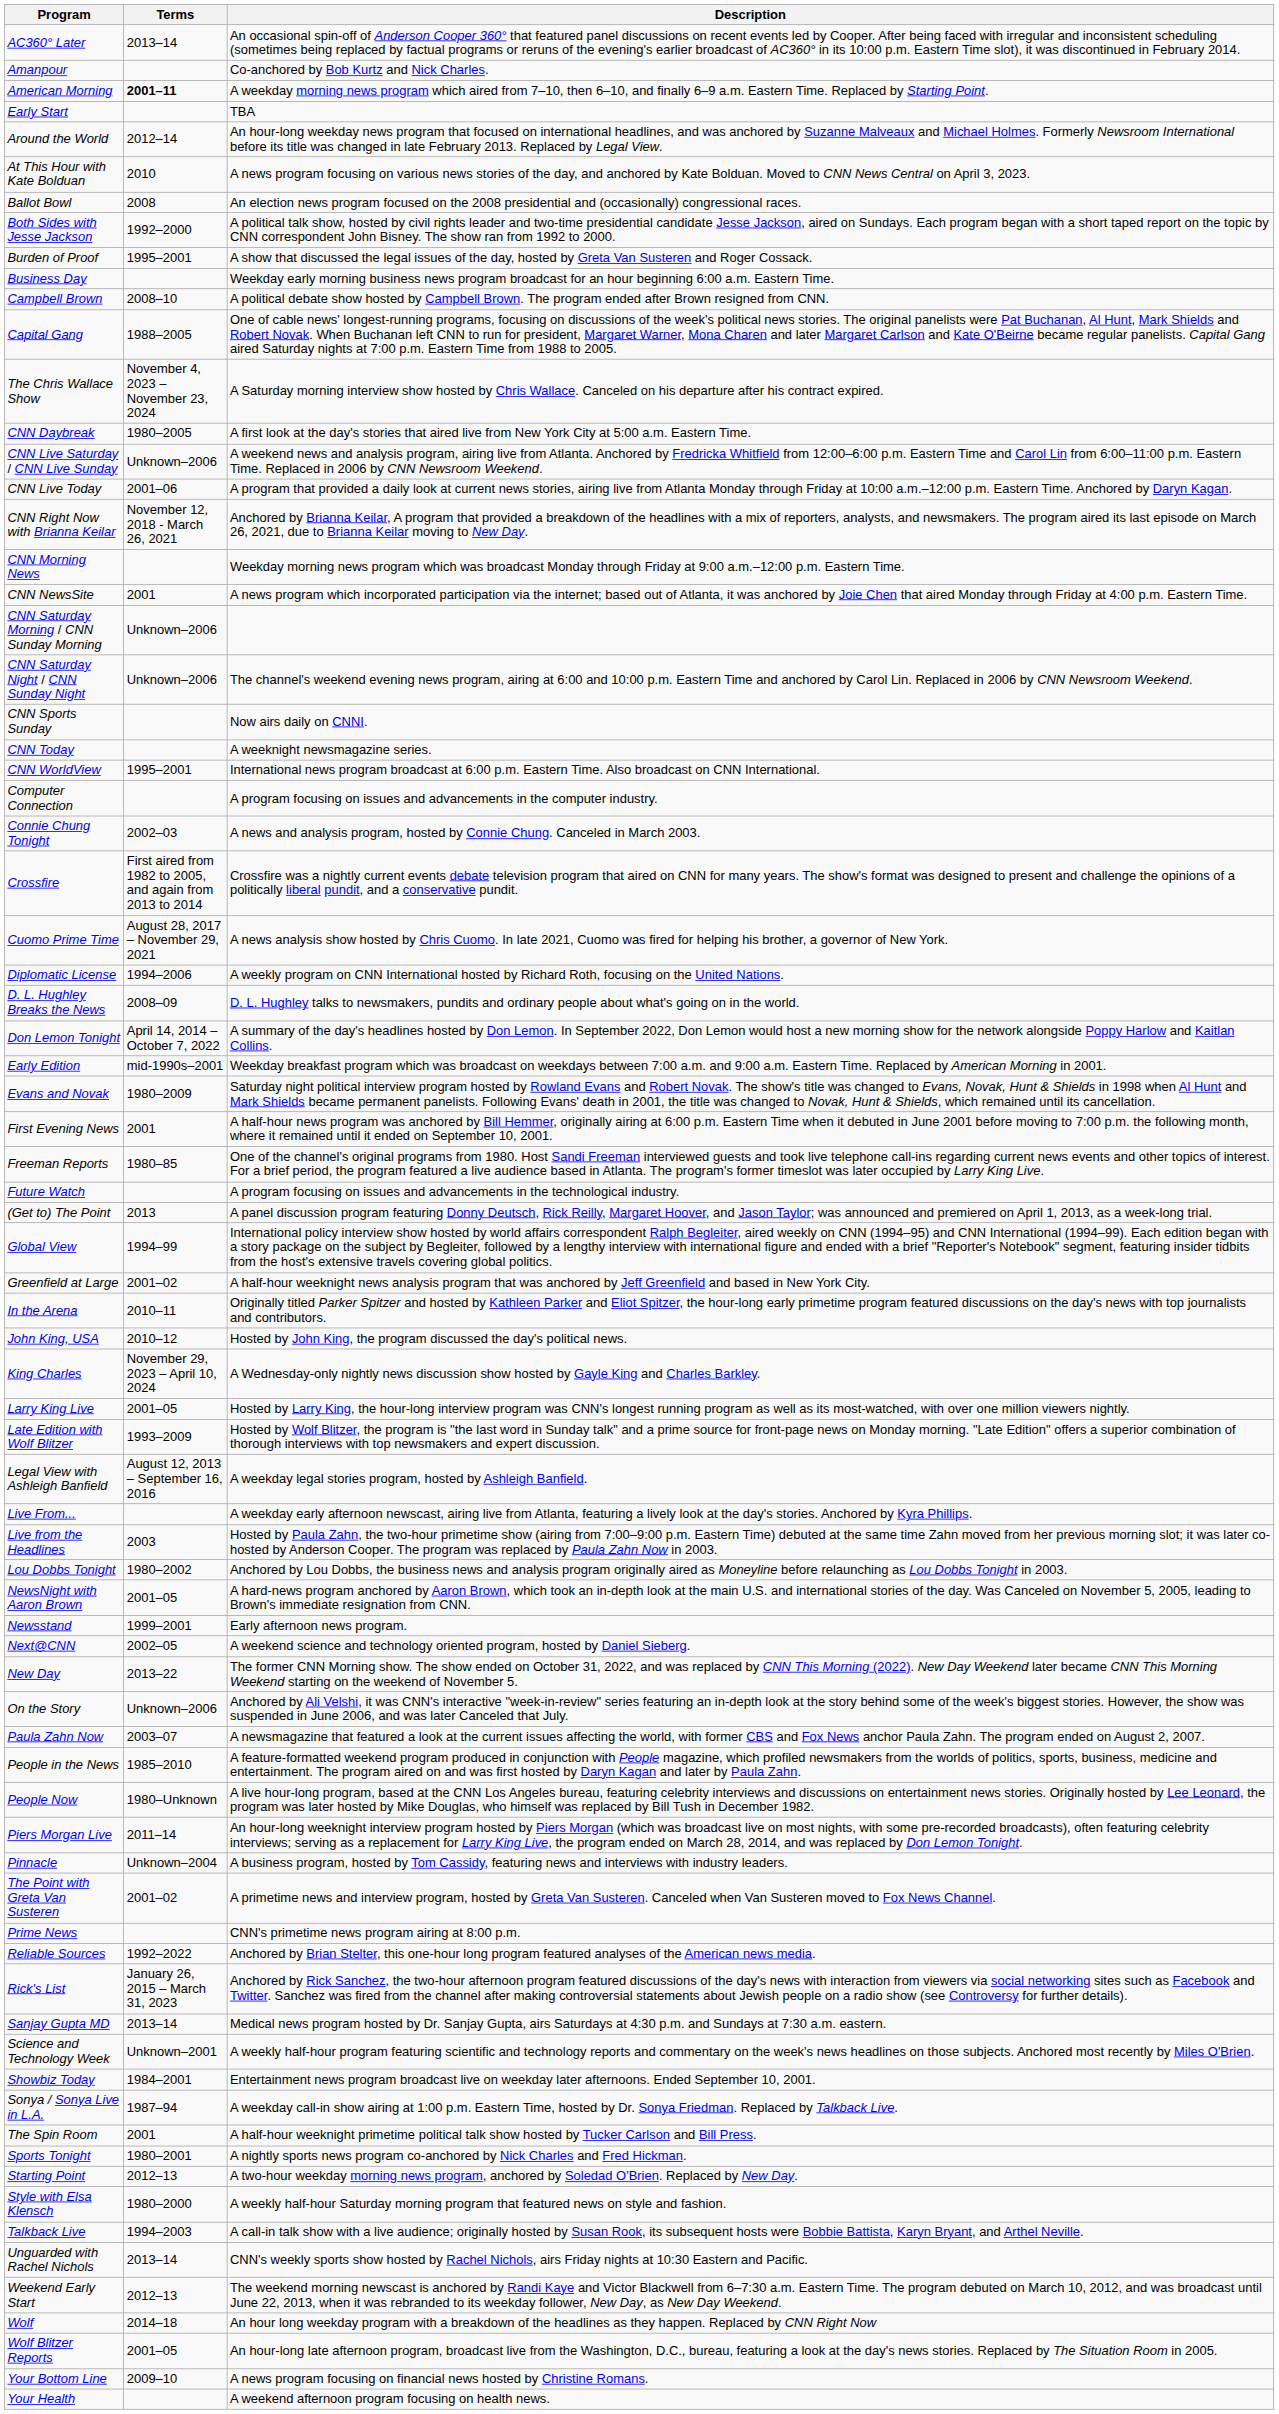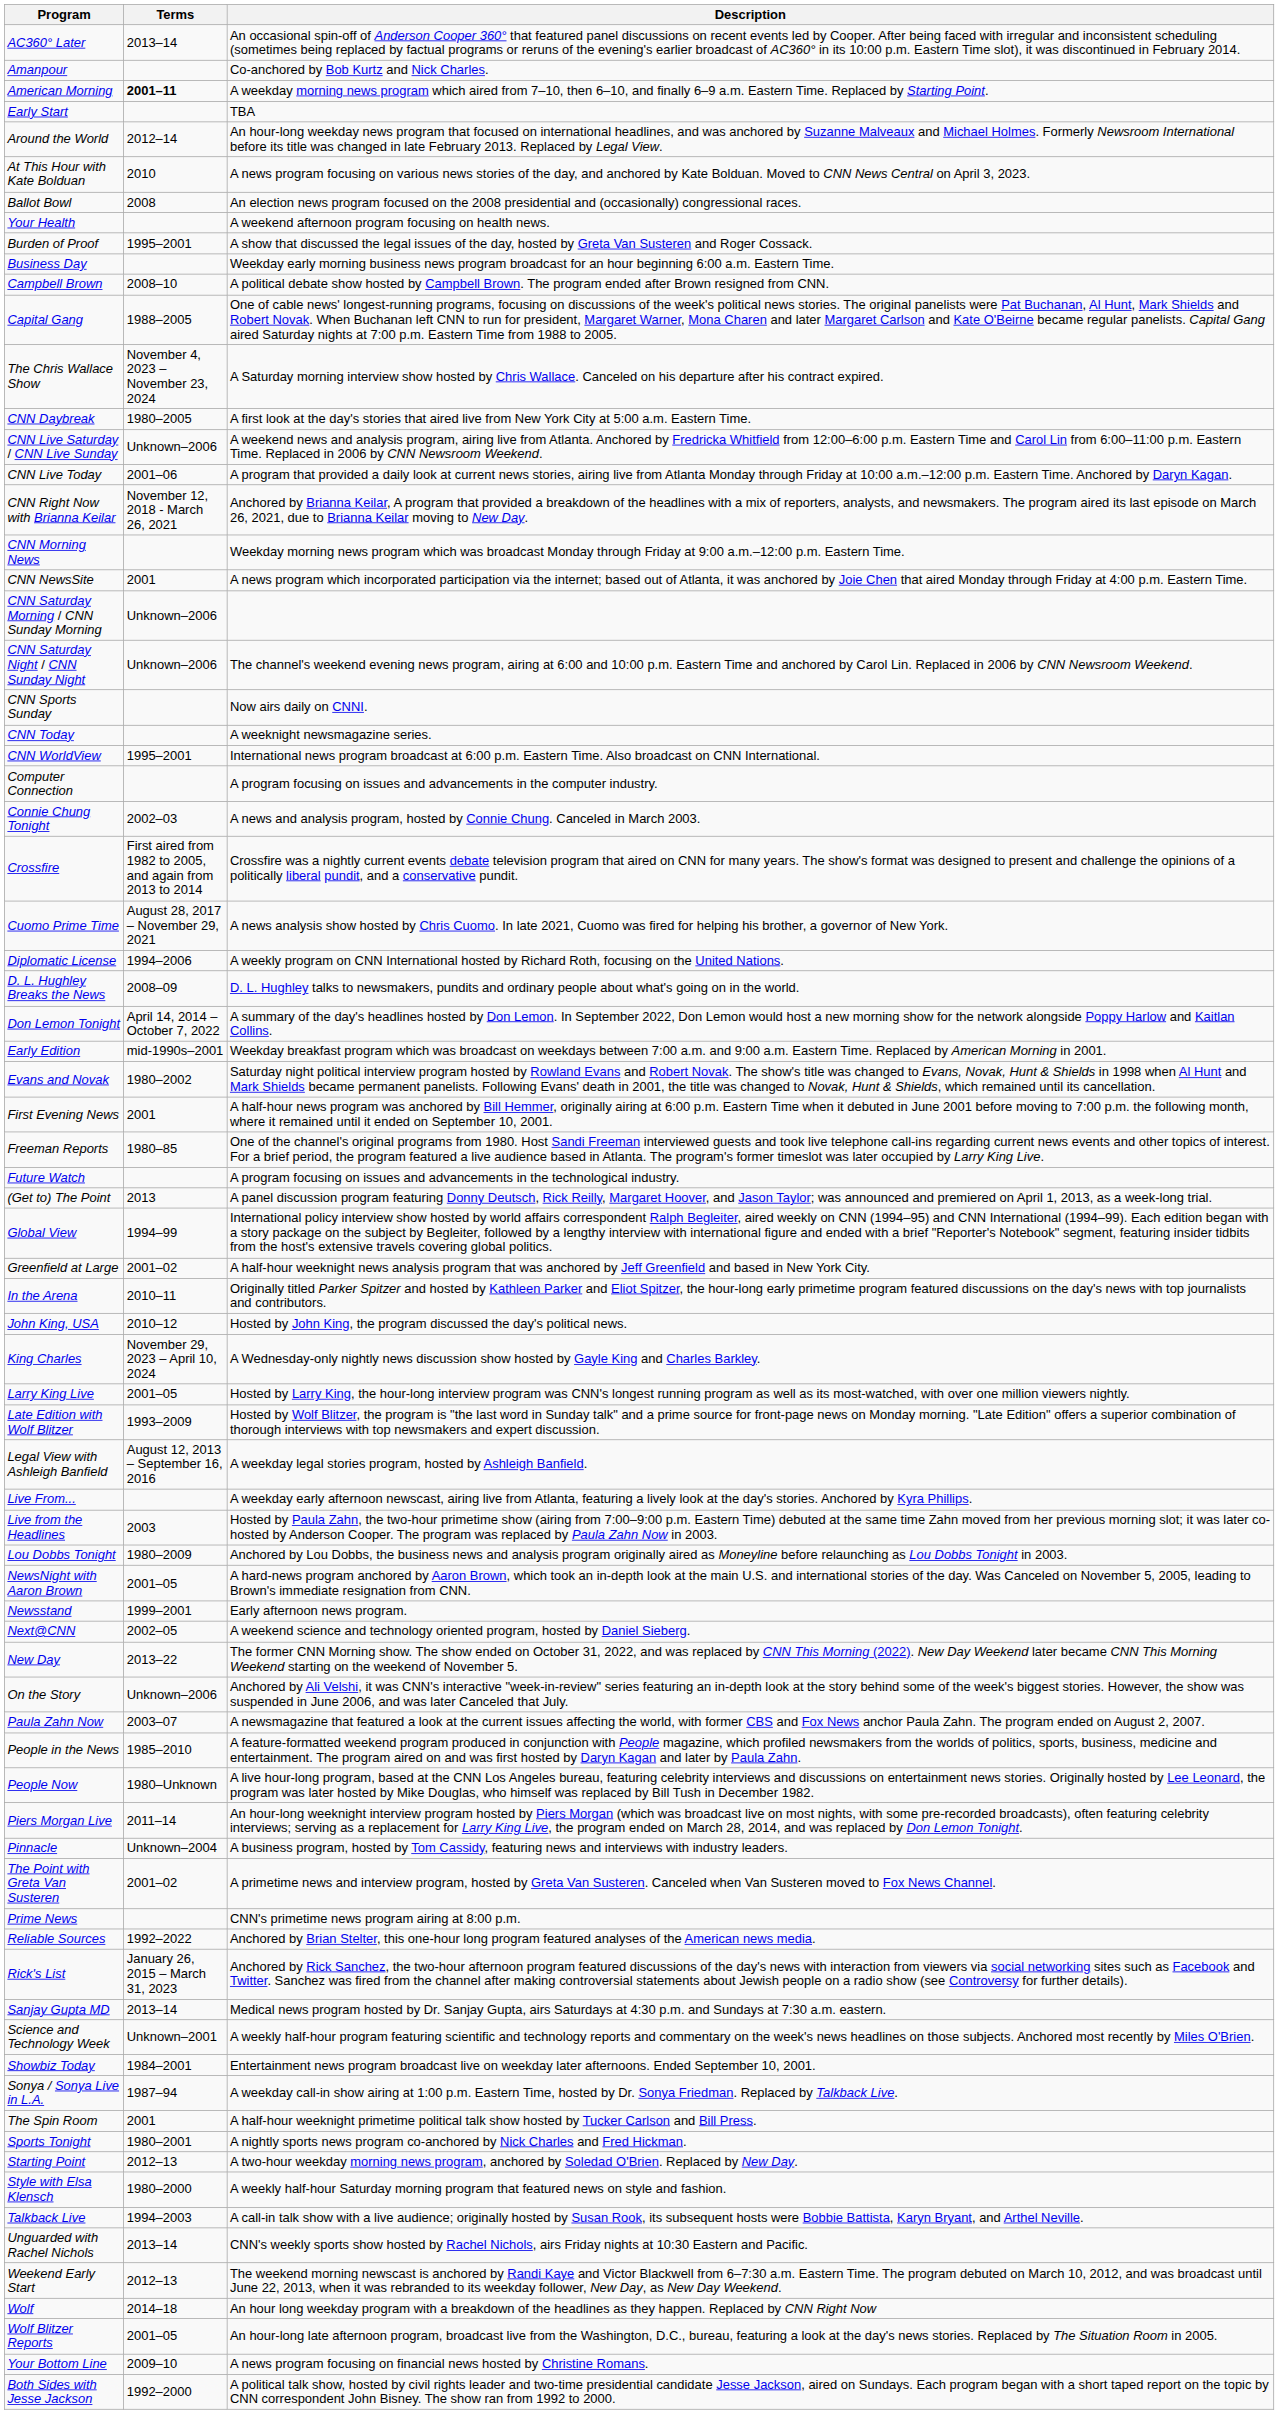rows swapped: (52, 230) <-> (41, 2399)
(159, 1094) 1980–2009 -> (159, 1079) 1980–2002
(159, 1569) 1980–2002 -> (159, 1555) 1980–2009
